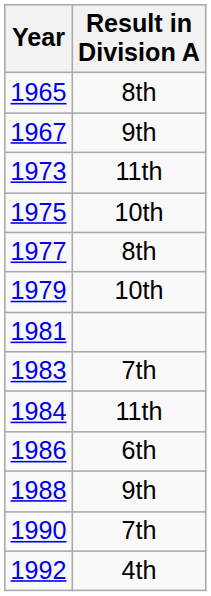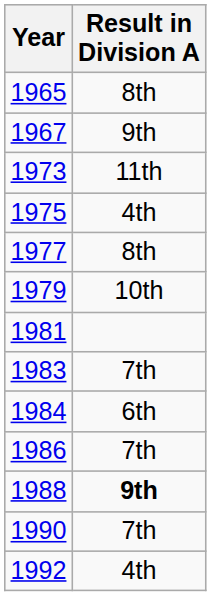(139, 212) 10th -> (139, 212) 4th
(139, 411) 11th -> (139, 411) 6th
(139, 451) 6th -> (139, 451) 7th
(139, 490) normal -> (139, 490) bold
